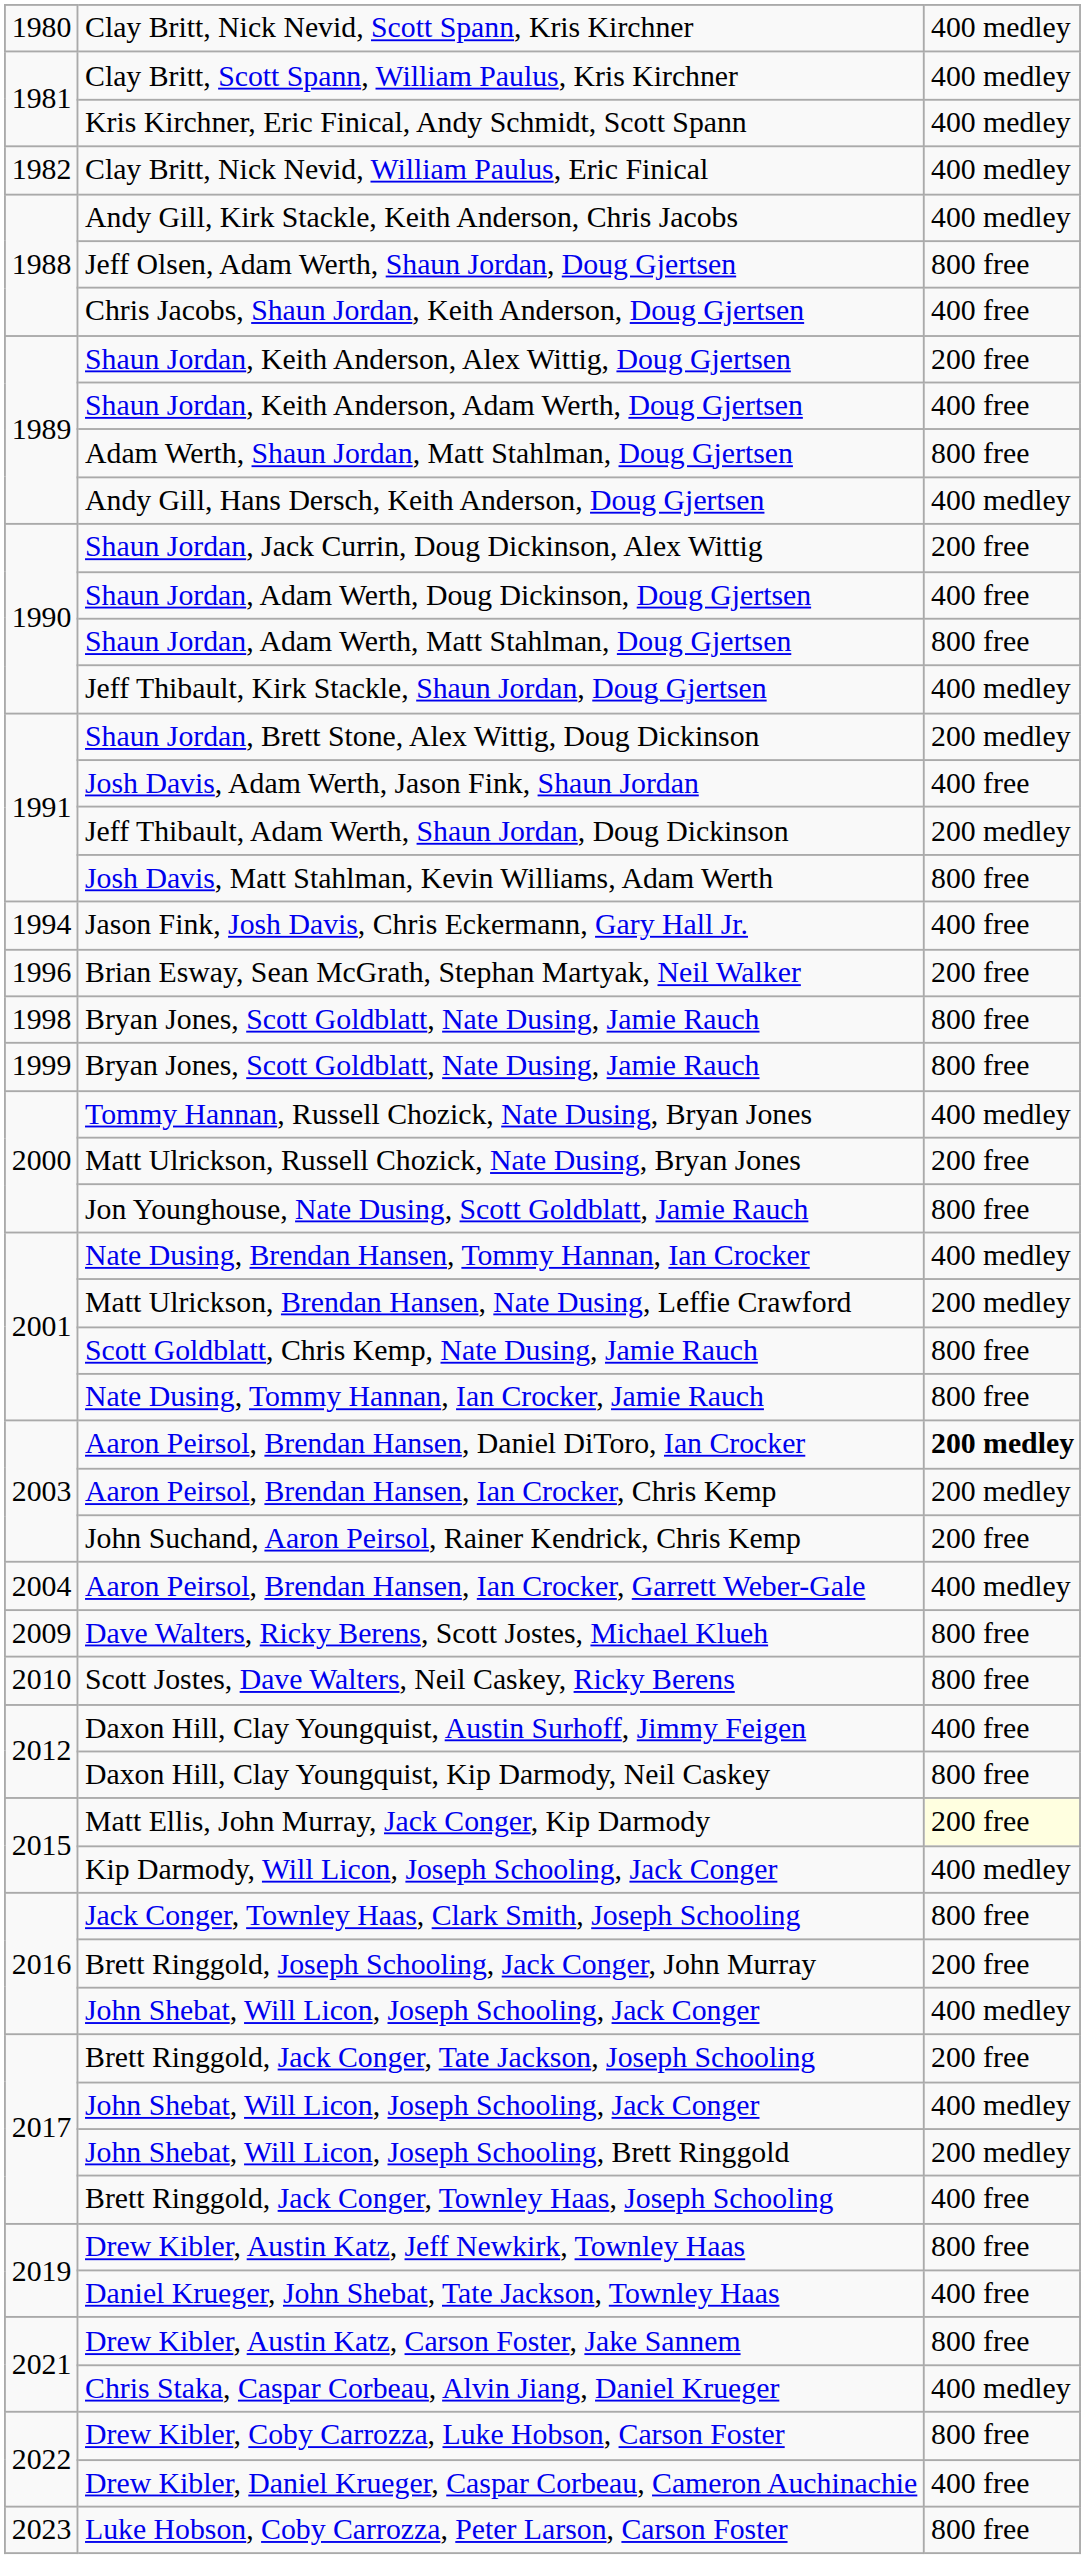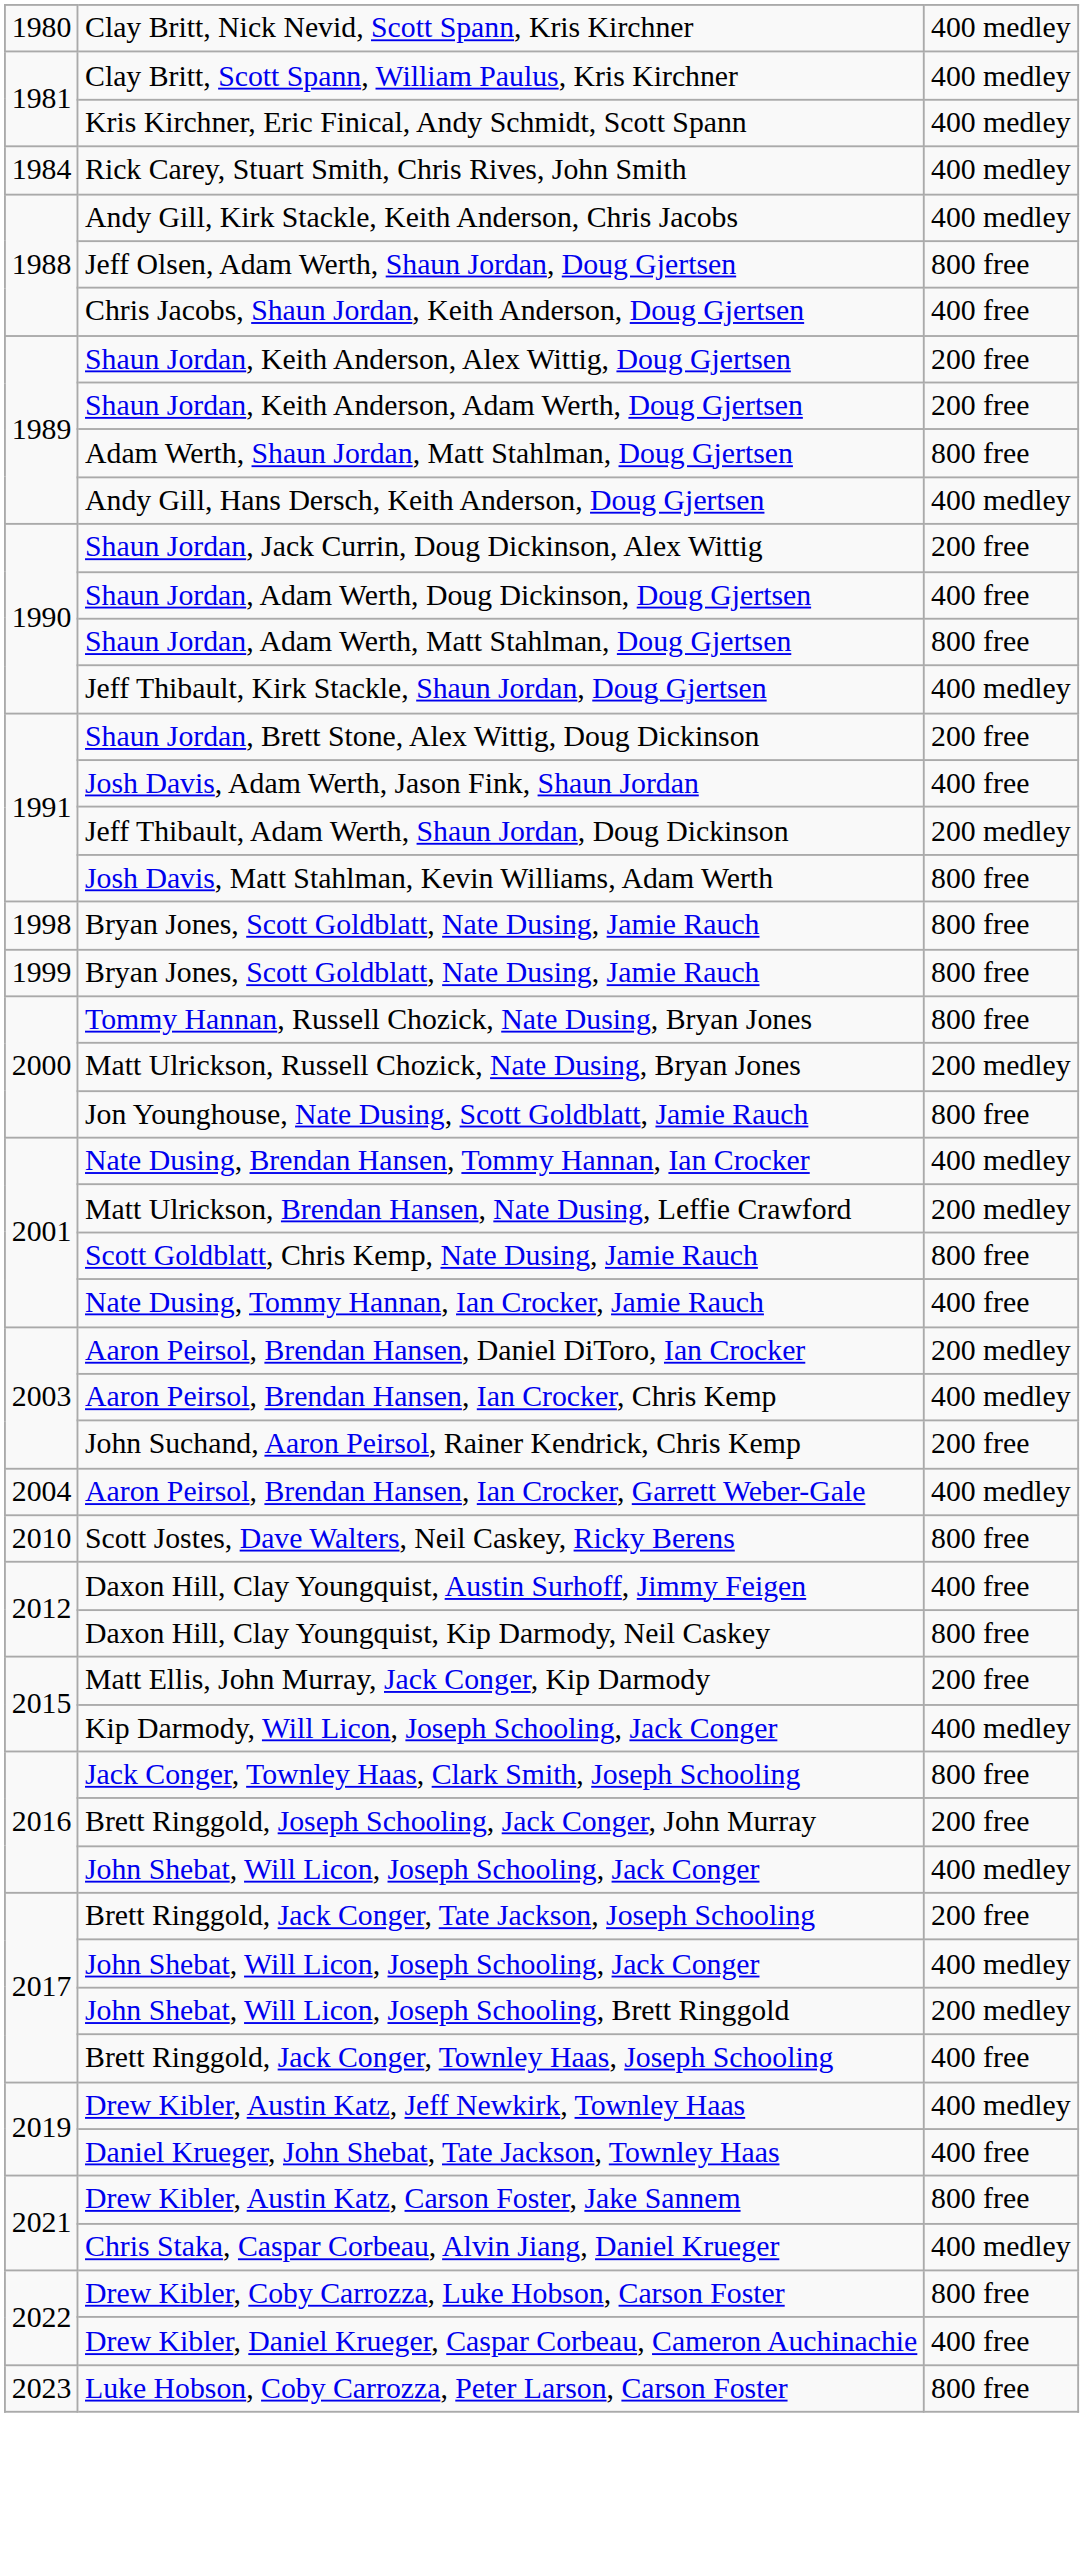- row: (42, 169)
+ row: (42, 169)
(980, 405) 400 free -> (980, 405) 200 free
(1001, 736) 200 medley -> (980, 736) 200 free
- row: (42, 924)
- row: (42, 972)
(1001, 1113) 400 medley -> (980, 1019) 800 free
(980, 1160) 200 free -> (1001, 1066) 200 medley
(980, 1396) 800 free -> (980, 1302) 400 free
(1003, 1444) bold -> (1001, 1349) normal
(1001, 1491) 200 medley -> (1001, 1396) 400 medley
- row: (42, 1632)
(980, 1821) lightyellow background -> (980, 1680) no background
(980, 2246) 800 free -> (1001, 2104) 400 medley
